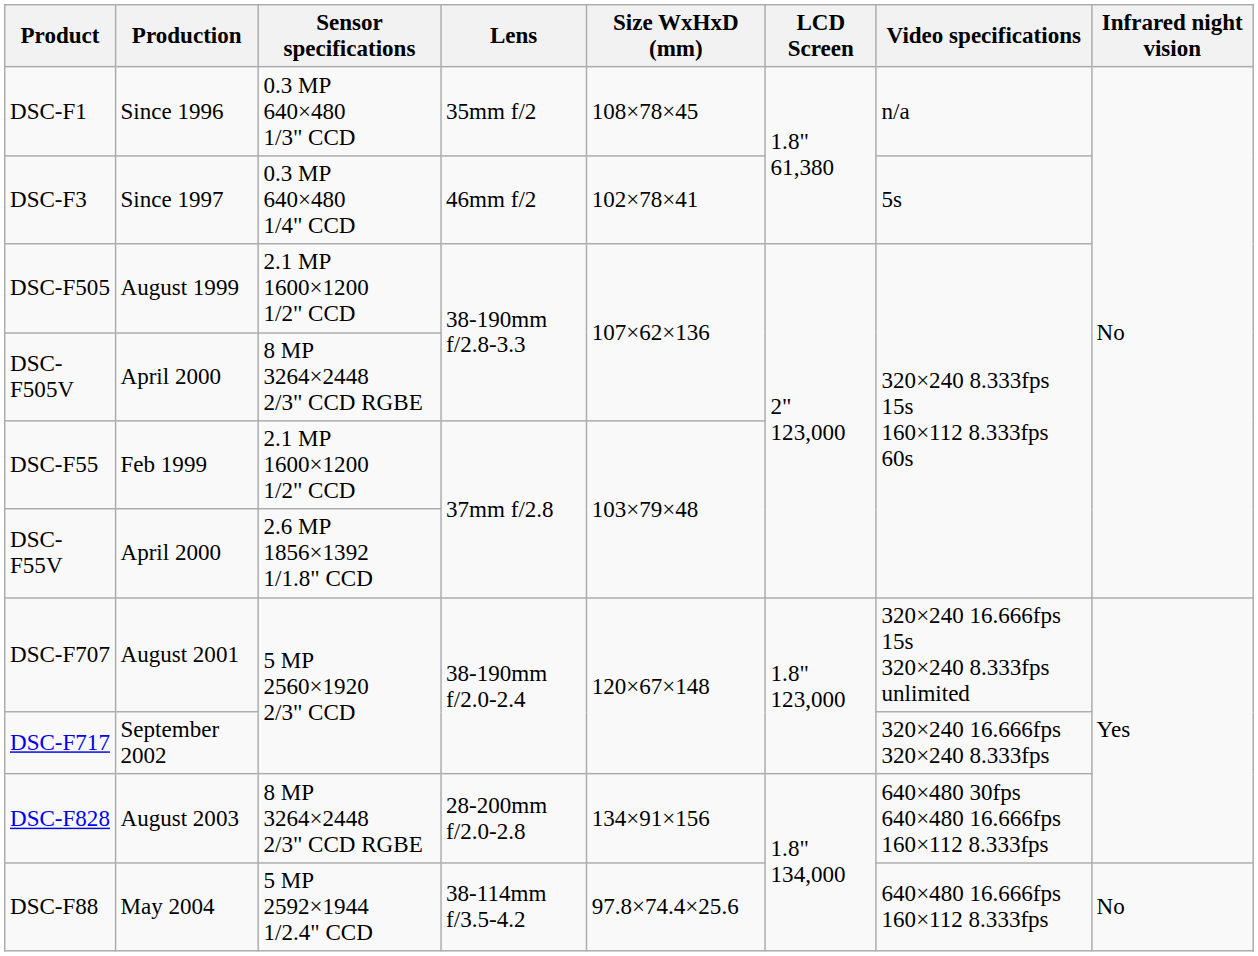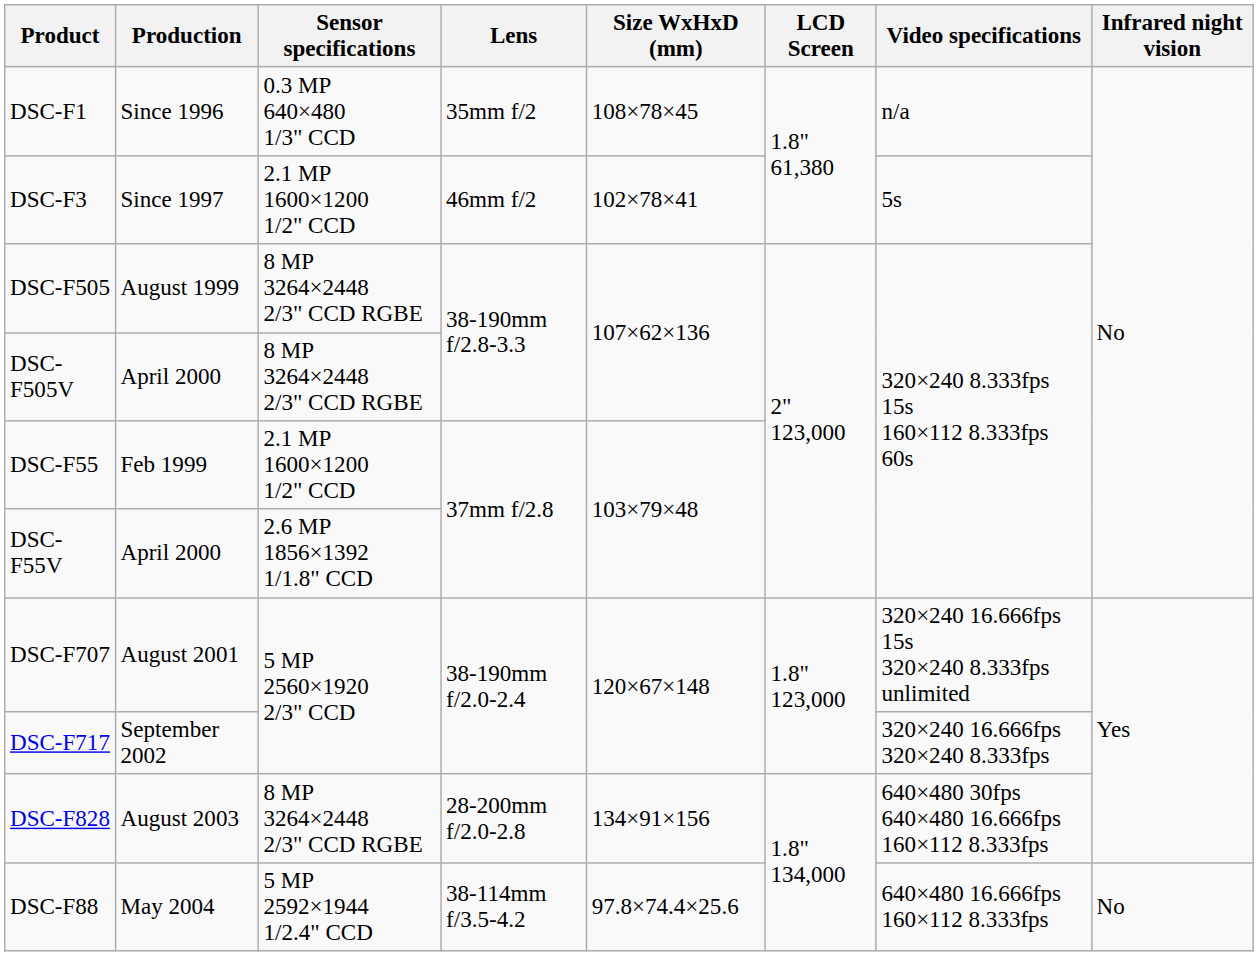(310, 199) 0.3 MP 640×480 1/4" CCD -> (316, 199) 2.1 MP 1600×1200 1/2" CCD
(316, 287) 2.1 MP 1600×1200 1/2" CCD -> (343, 287) 8 MP 3264×2448 2/3" CCD RGBE
